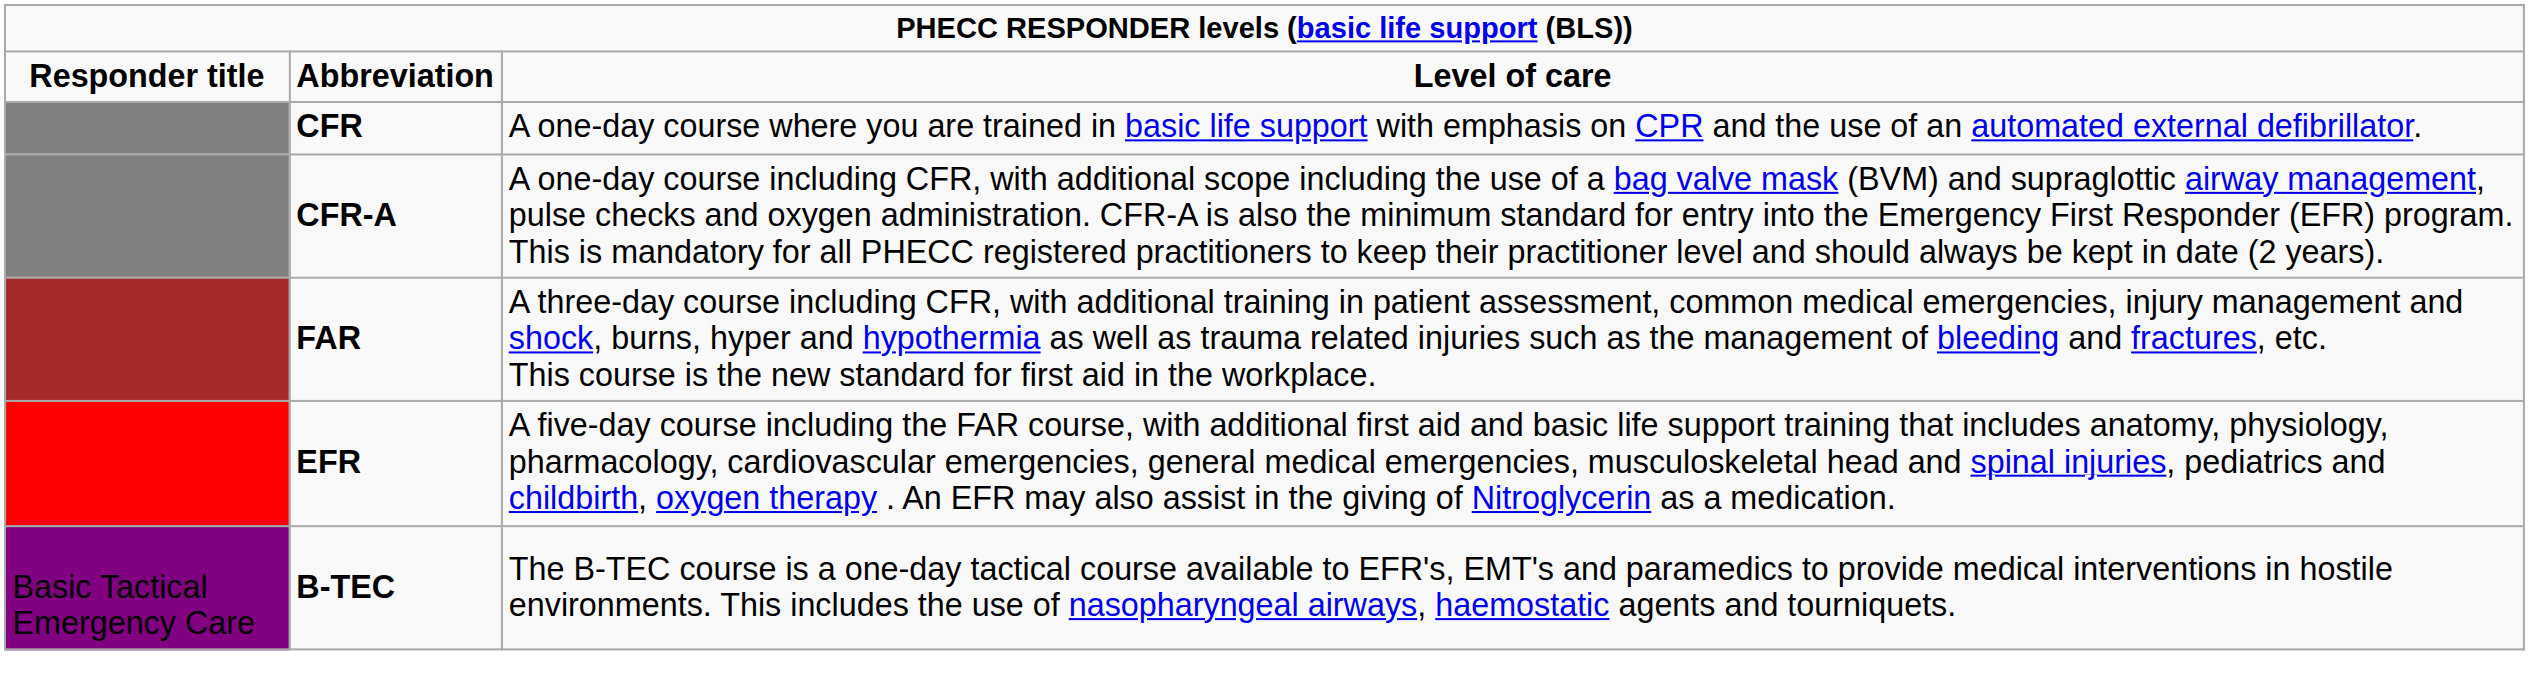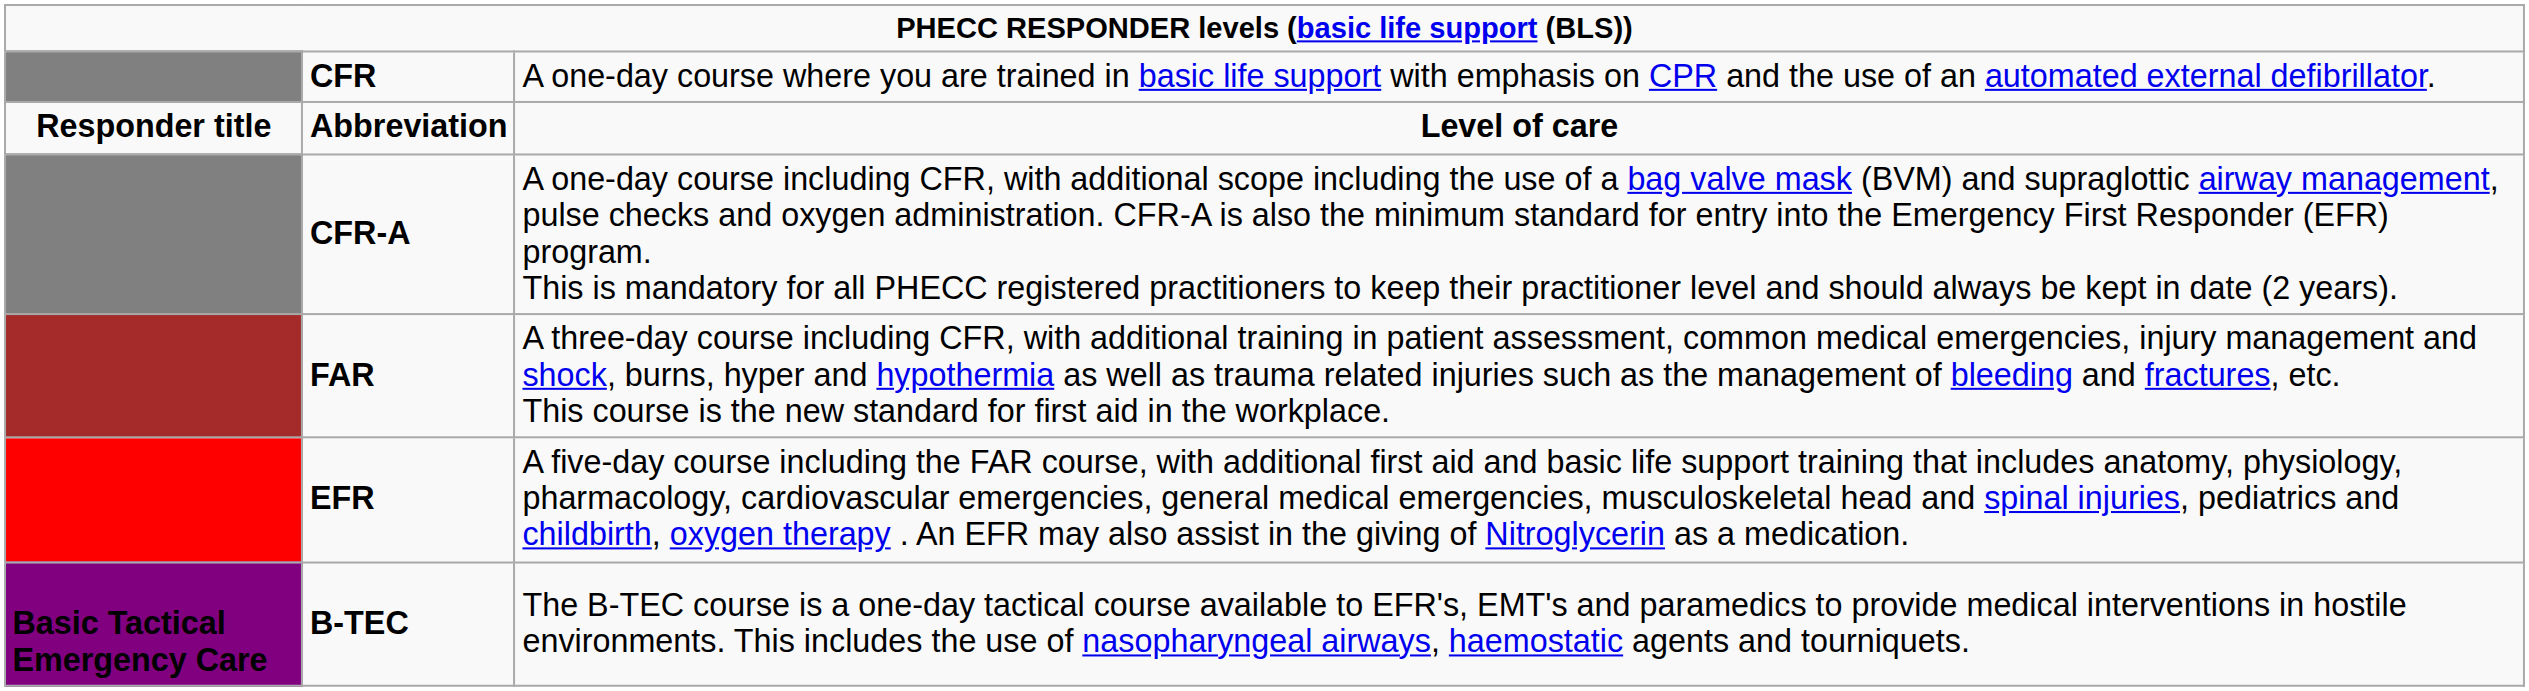rows swapped: (395, 76) <-> (330, 127)
(134, 605) normal -> (140, 641) bold
